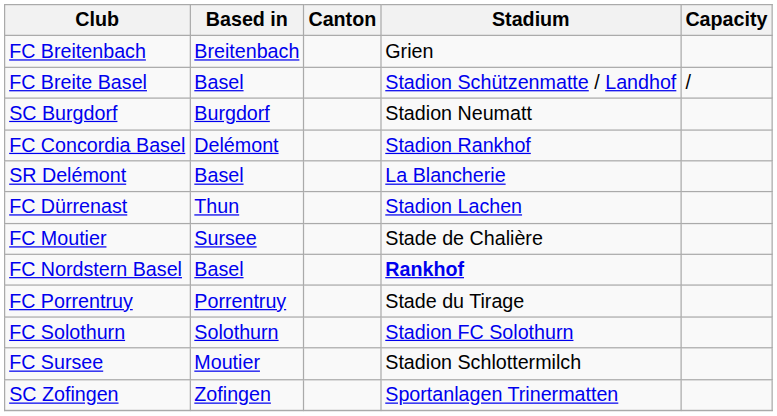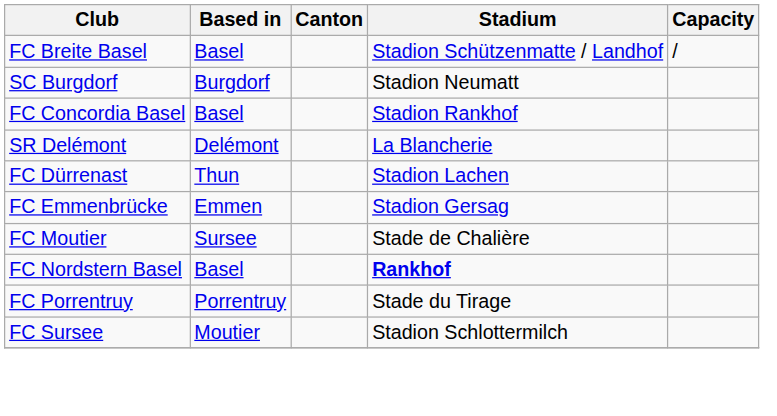- row: (78, 51)
(236, 144) Delémont -> (219, 113) Basel
(219, 176) Basel -> (236, 144) Delémont
+ row: (88, 207)
- row: (67, 332)
- row: (64, 394)
